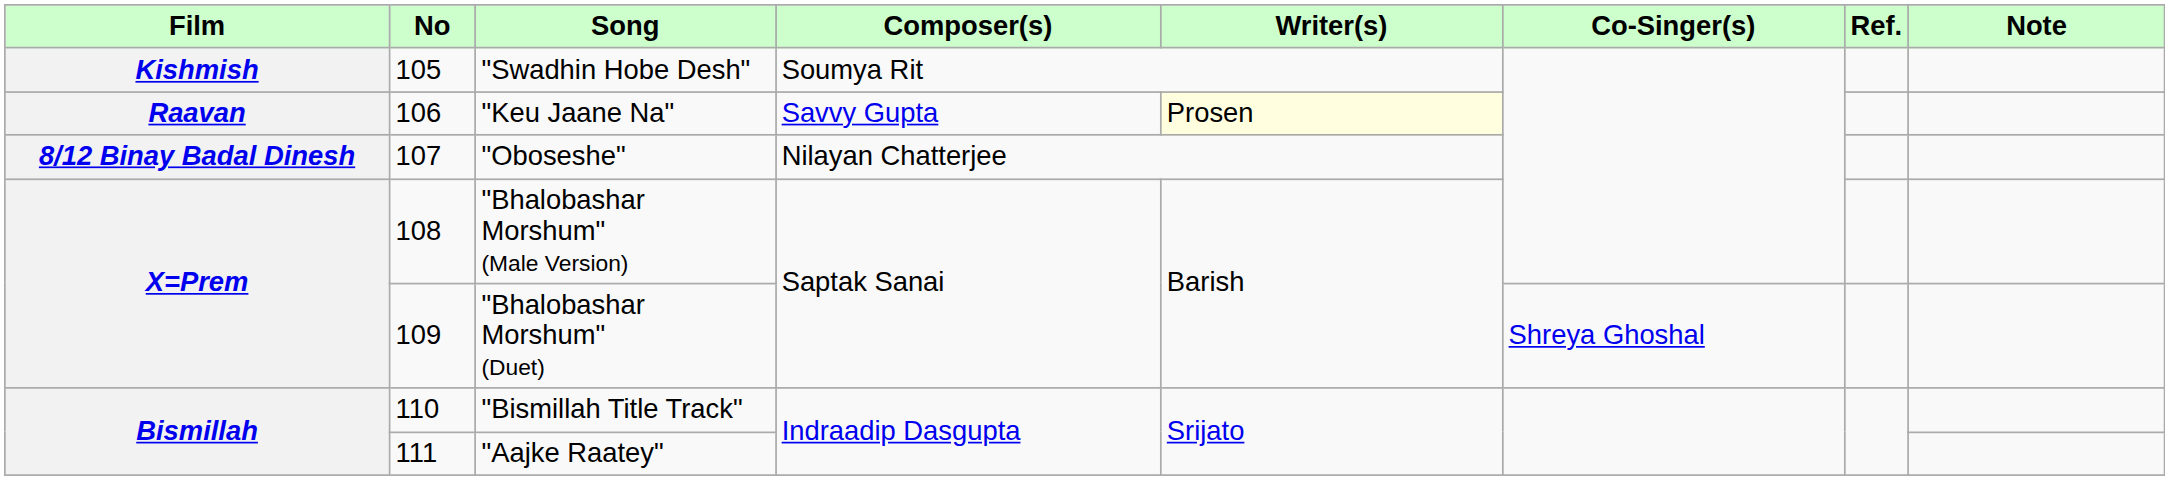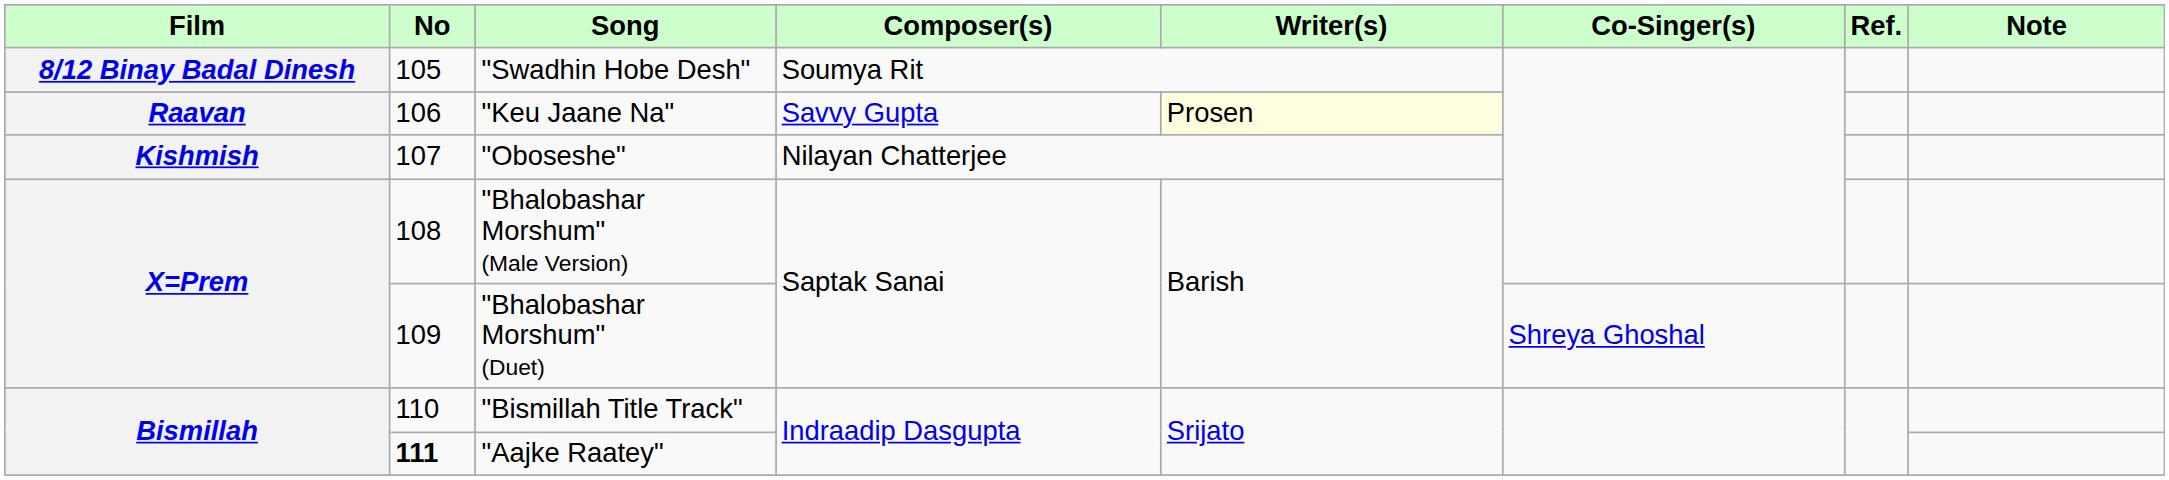(197, 69) Kishmish -> (197, 69) 8/12 Binay Badal Dinesh
(197, 156) 8/12 Binay Badal Dinesh -> (197, 156) Kishmish
(416, 453) normal -> (417, 453) bold
